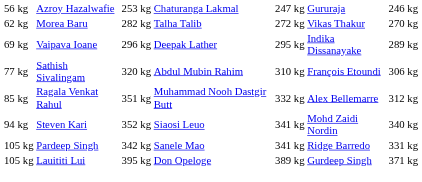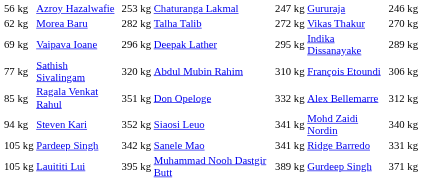(210, 98) Muhammad Nooh Dastgir Butt -> (182, 98) Don Opeloge
(182, 160) Don Opeloge -> (210, 166) Muhammad Nooh Dastgir Butt
